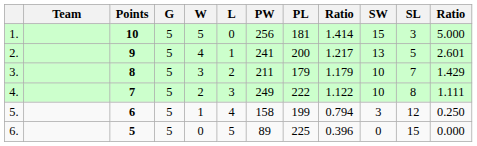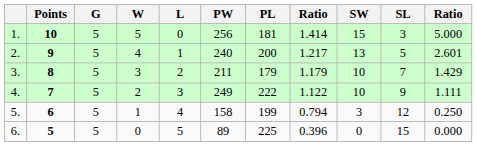- column: (67, 14)
(265, 53) 241 -> (223, 53) 240
(413, 92) 8 -> (403, 92) 9
